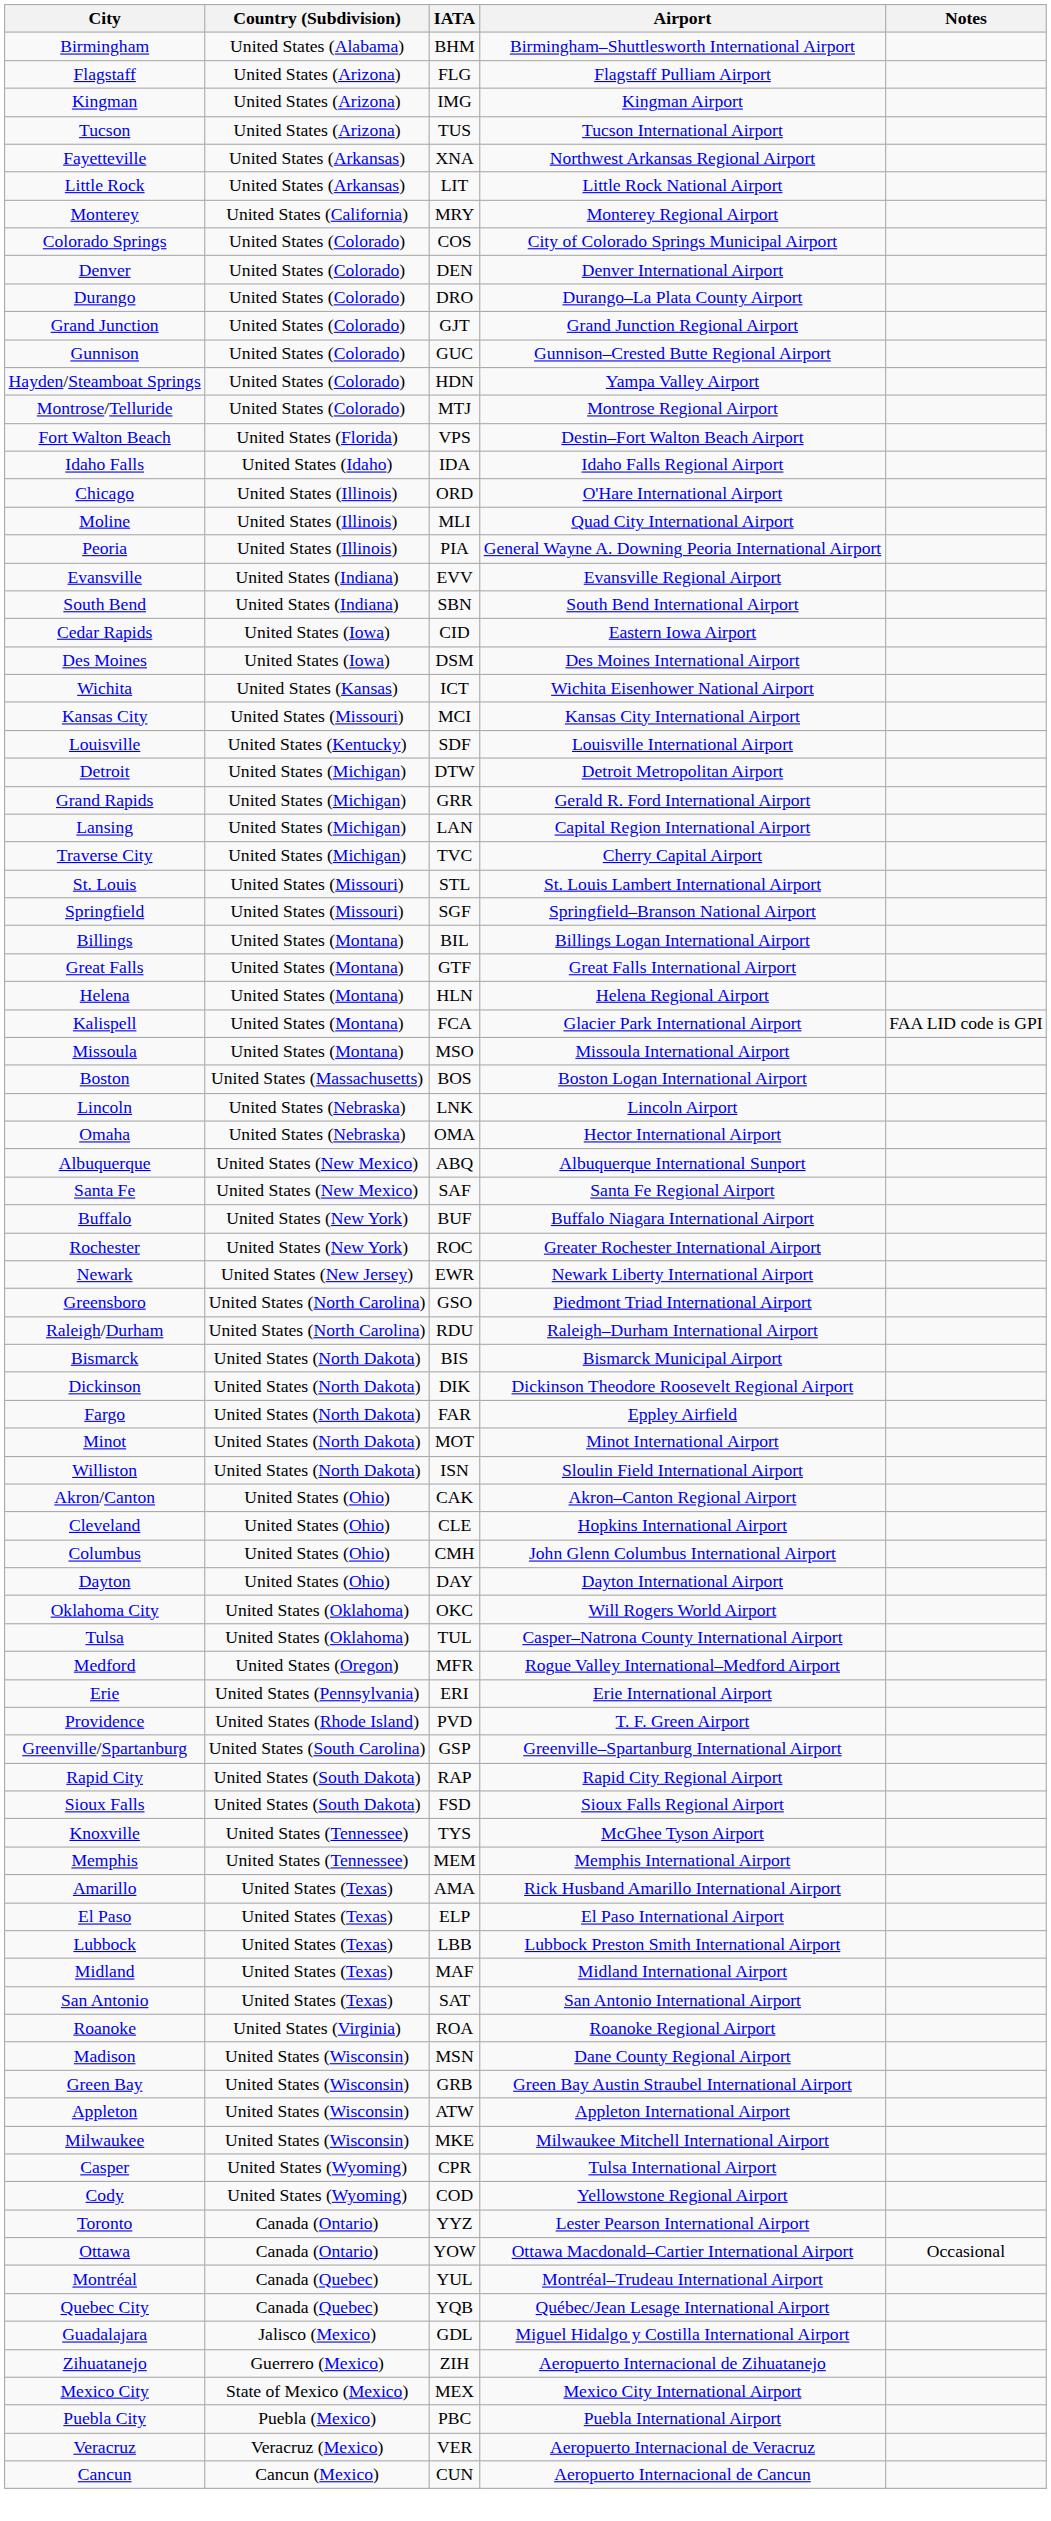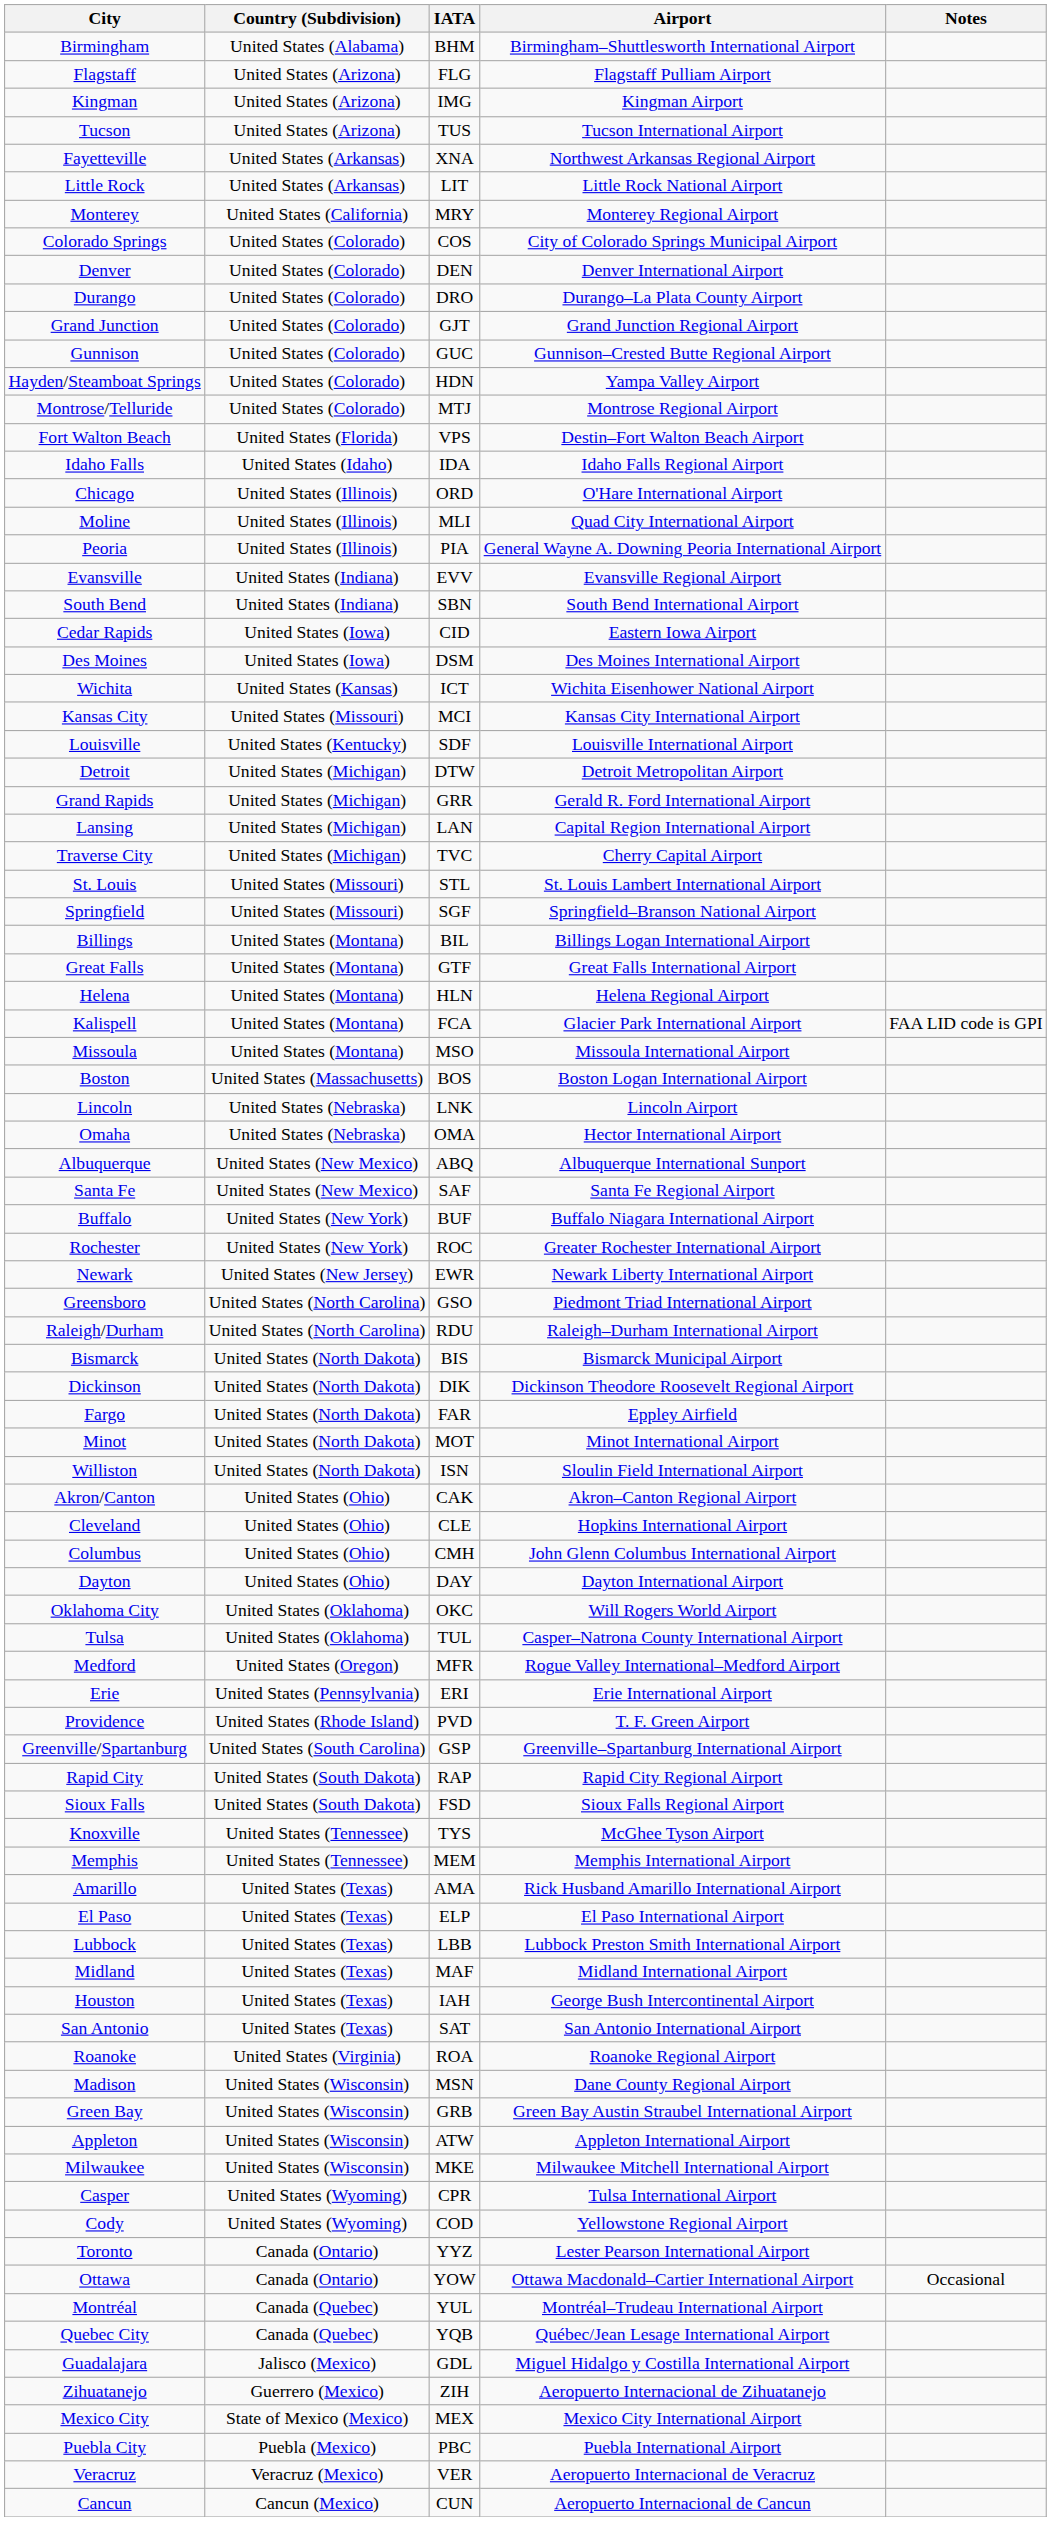+ row: (105, 2000)
